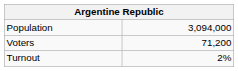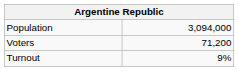(224, 58) 2% -> (224, 58) 9%
